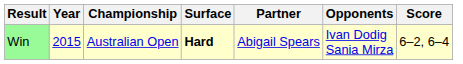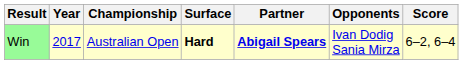(67, 42) 2015 -> (67, 42) 2017
(279, 42) normal -> (282, 42) bold
